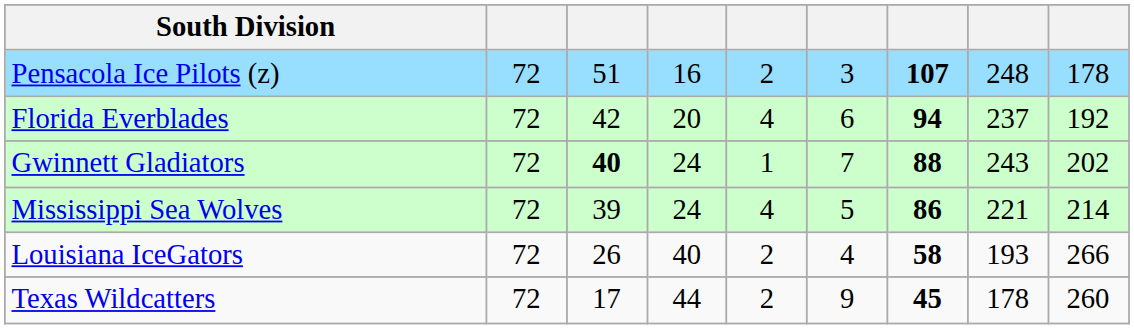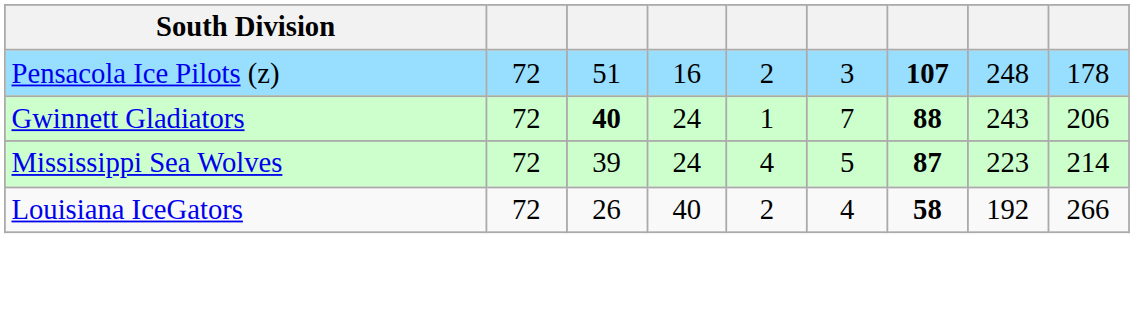- row: (120, 118)
(1088, 163) 202 -> (1088, 118) 206
(927, 208) 86 -> (927, 163) 87
(1008, 208) 221 -> (1008, 163) 223
(1008, 254) 193 -> (1008, 208) 192
- row: (113, 299)
